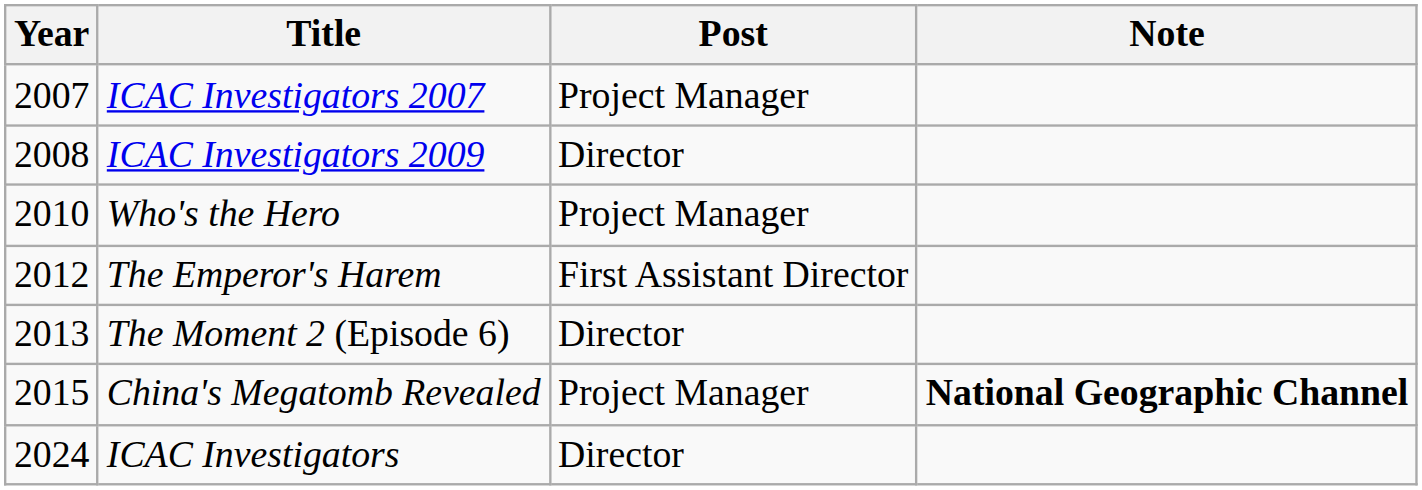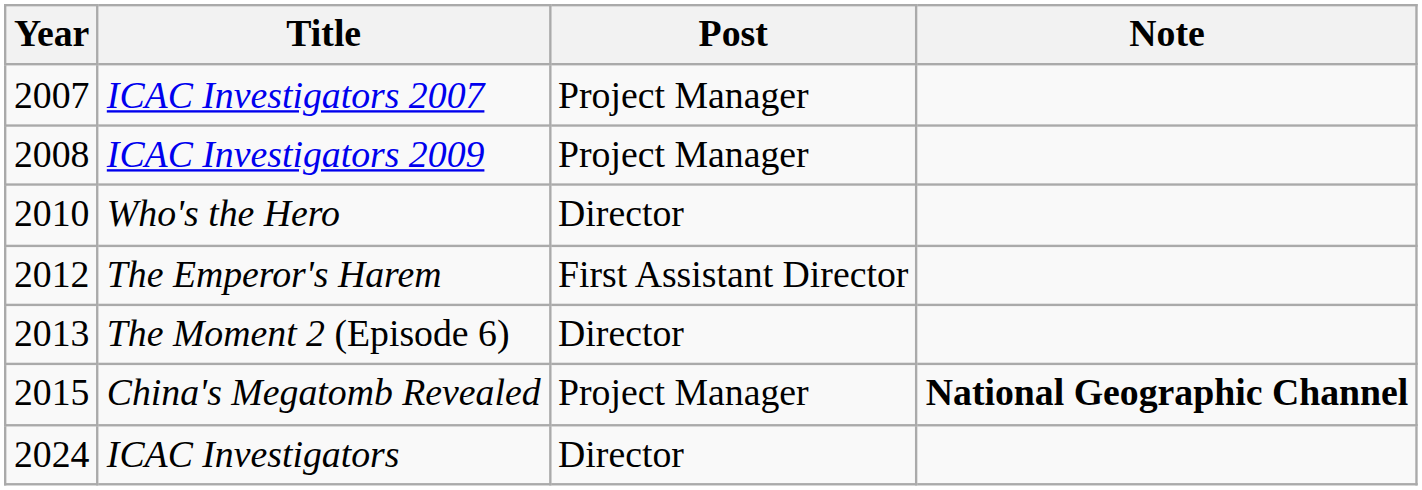(621, 154) Director -> (683, 154) Project Manager
(683, 214) Project Manager -> (621, 214) Director
